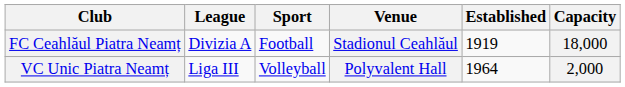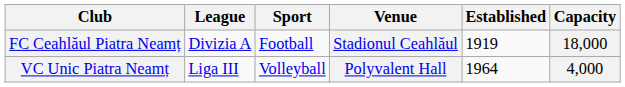(585, 69) 2,000 -> (585, 69) 4,000
